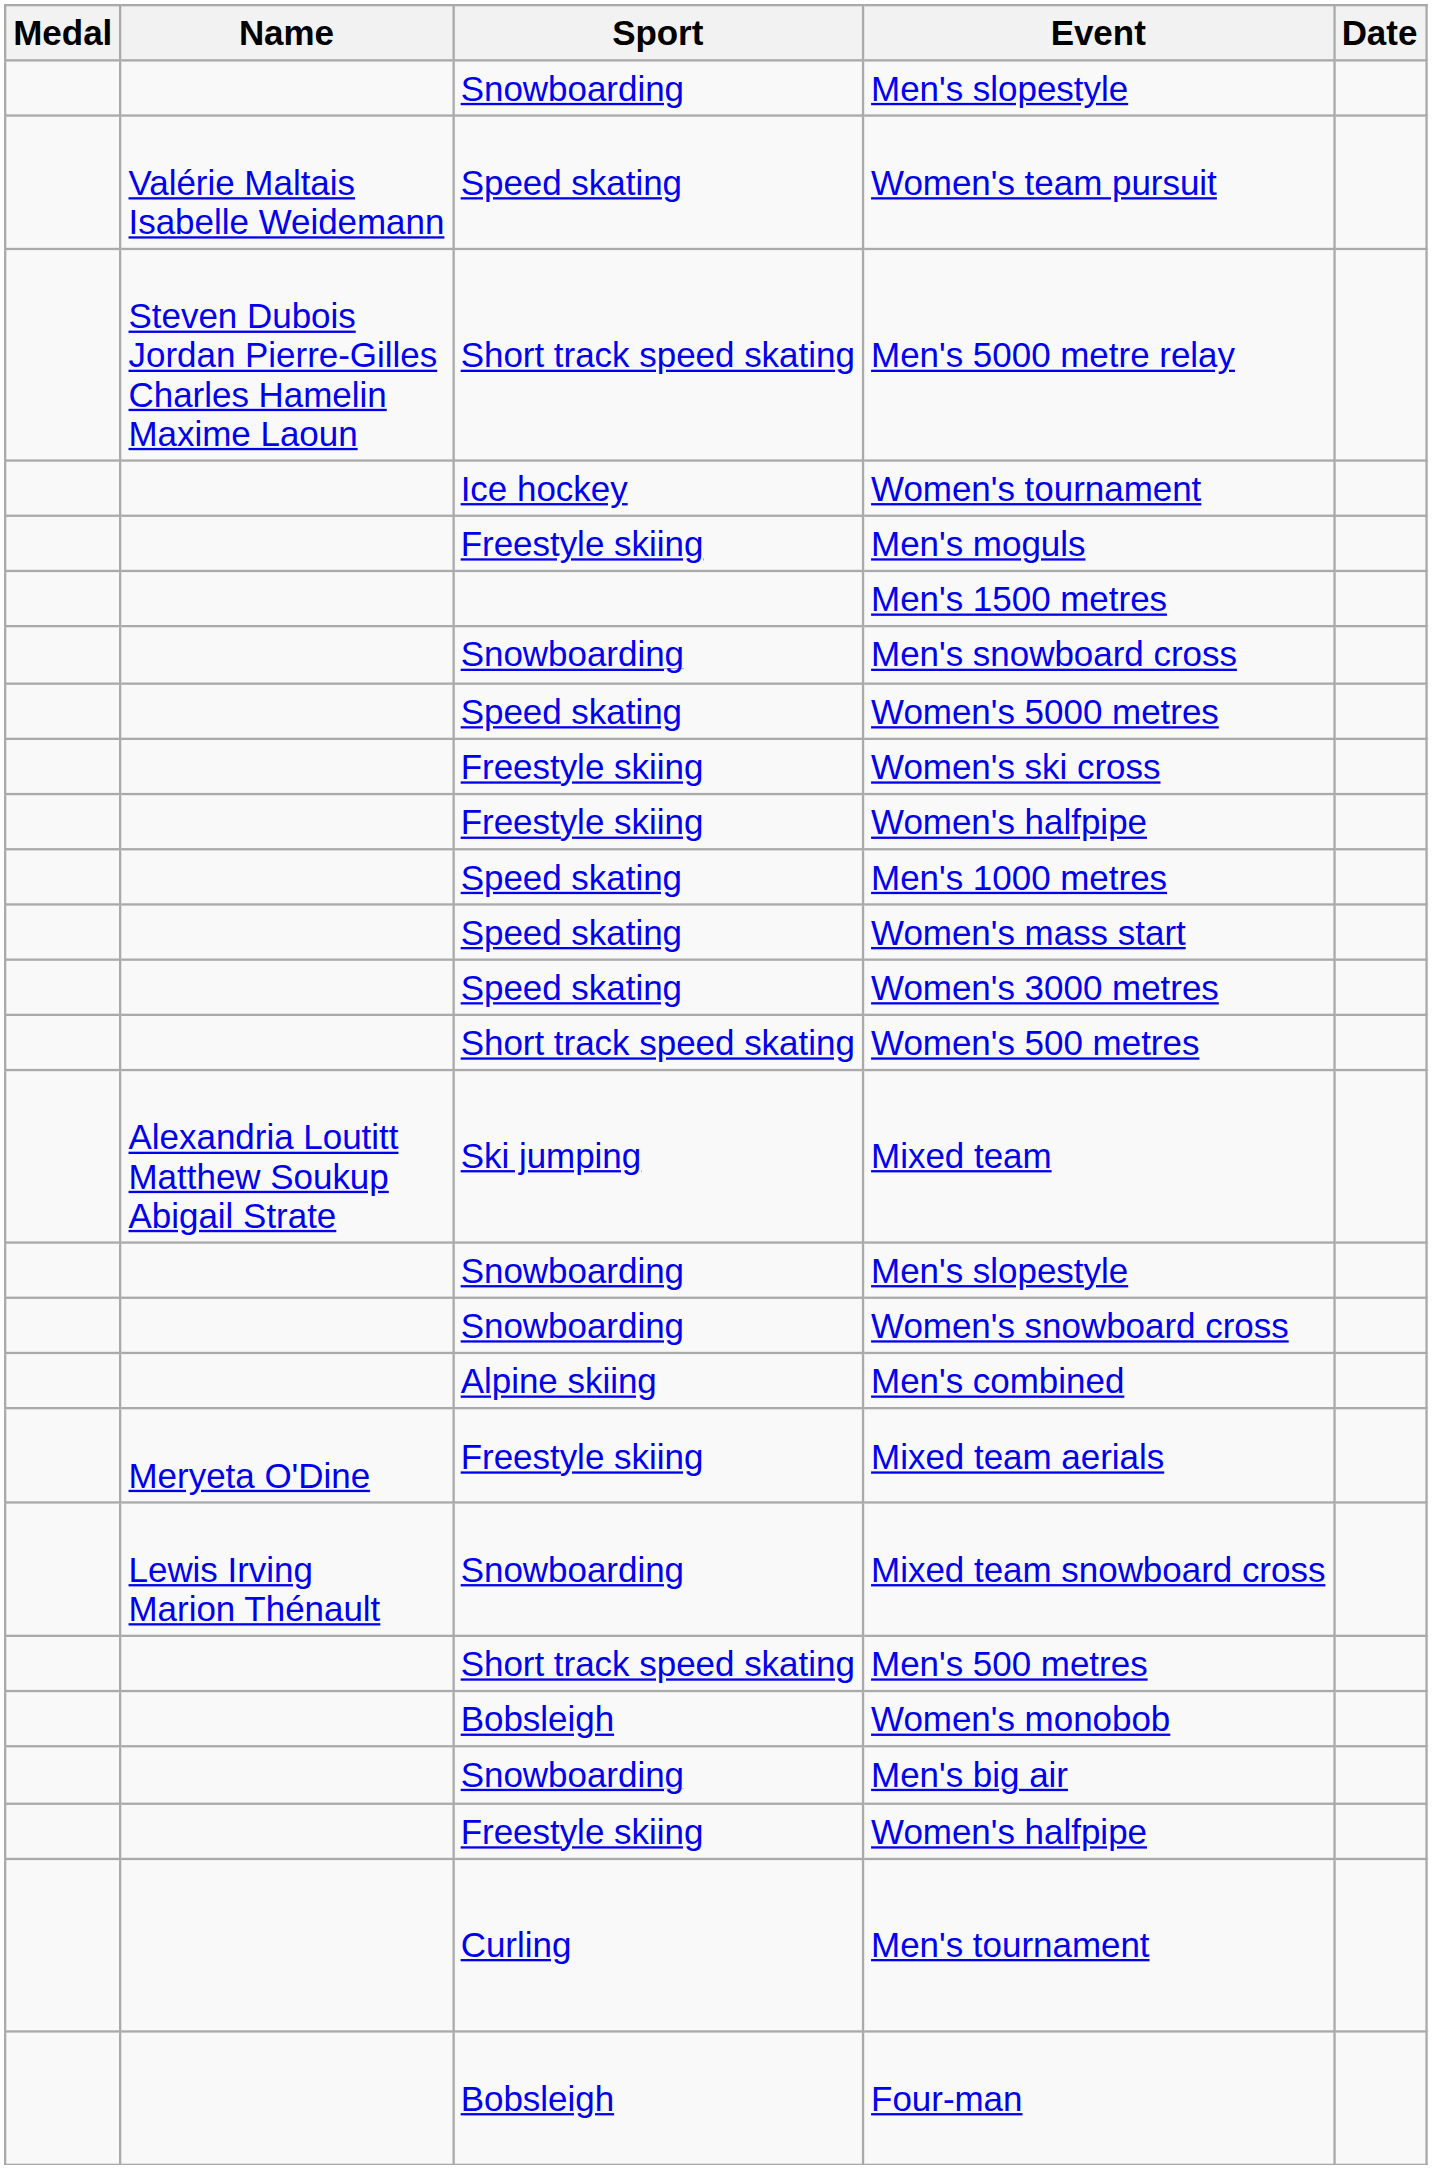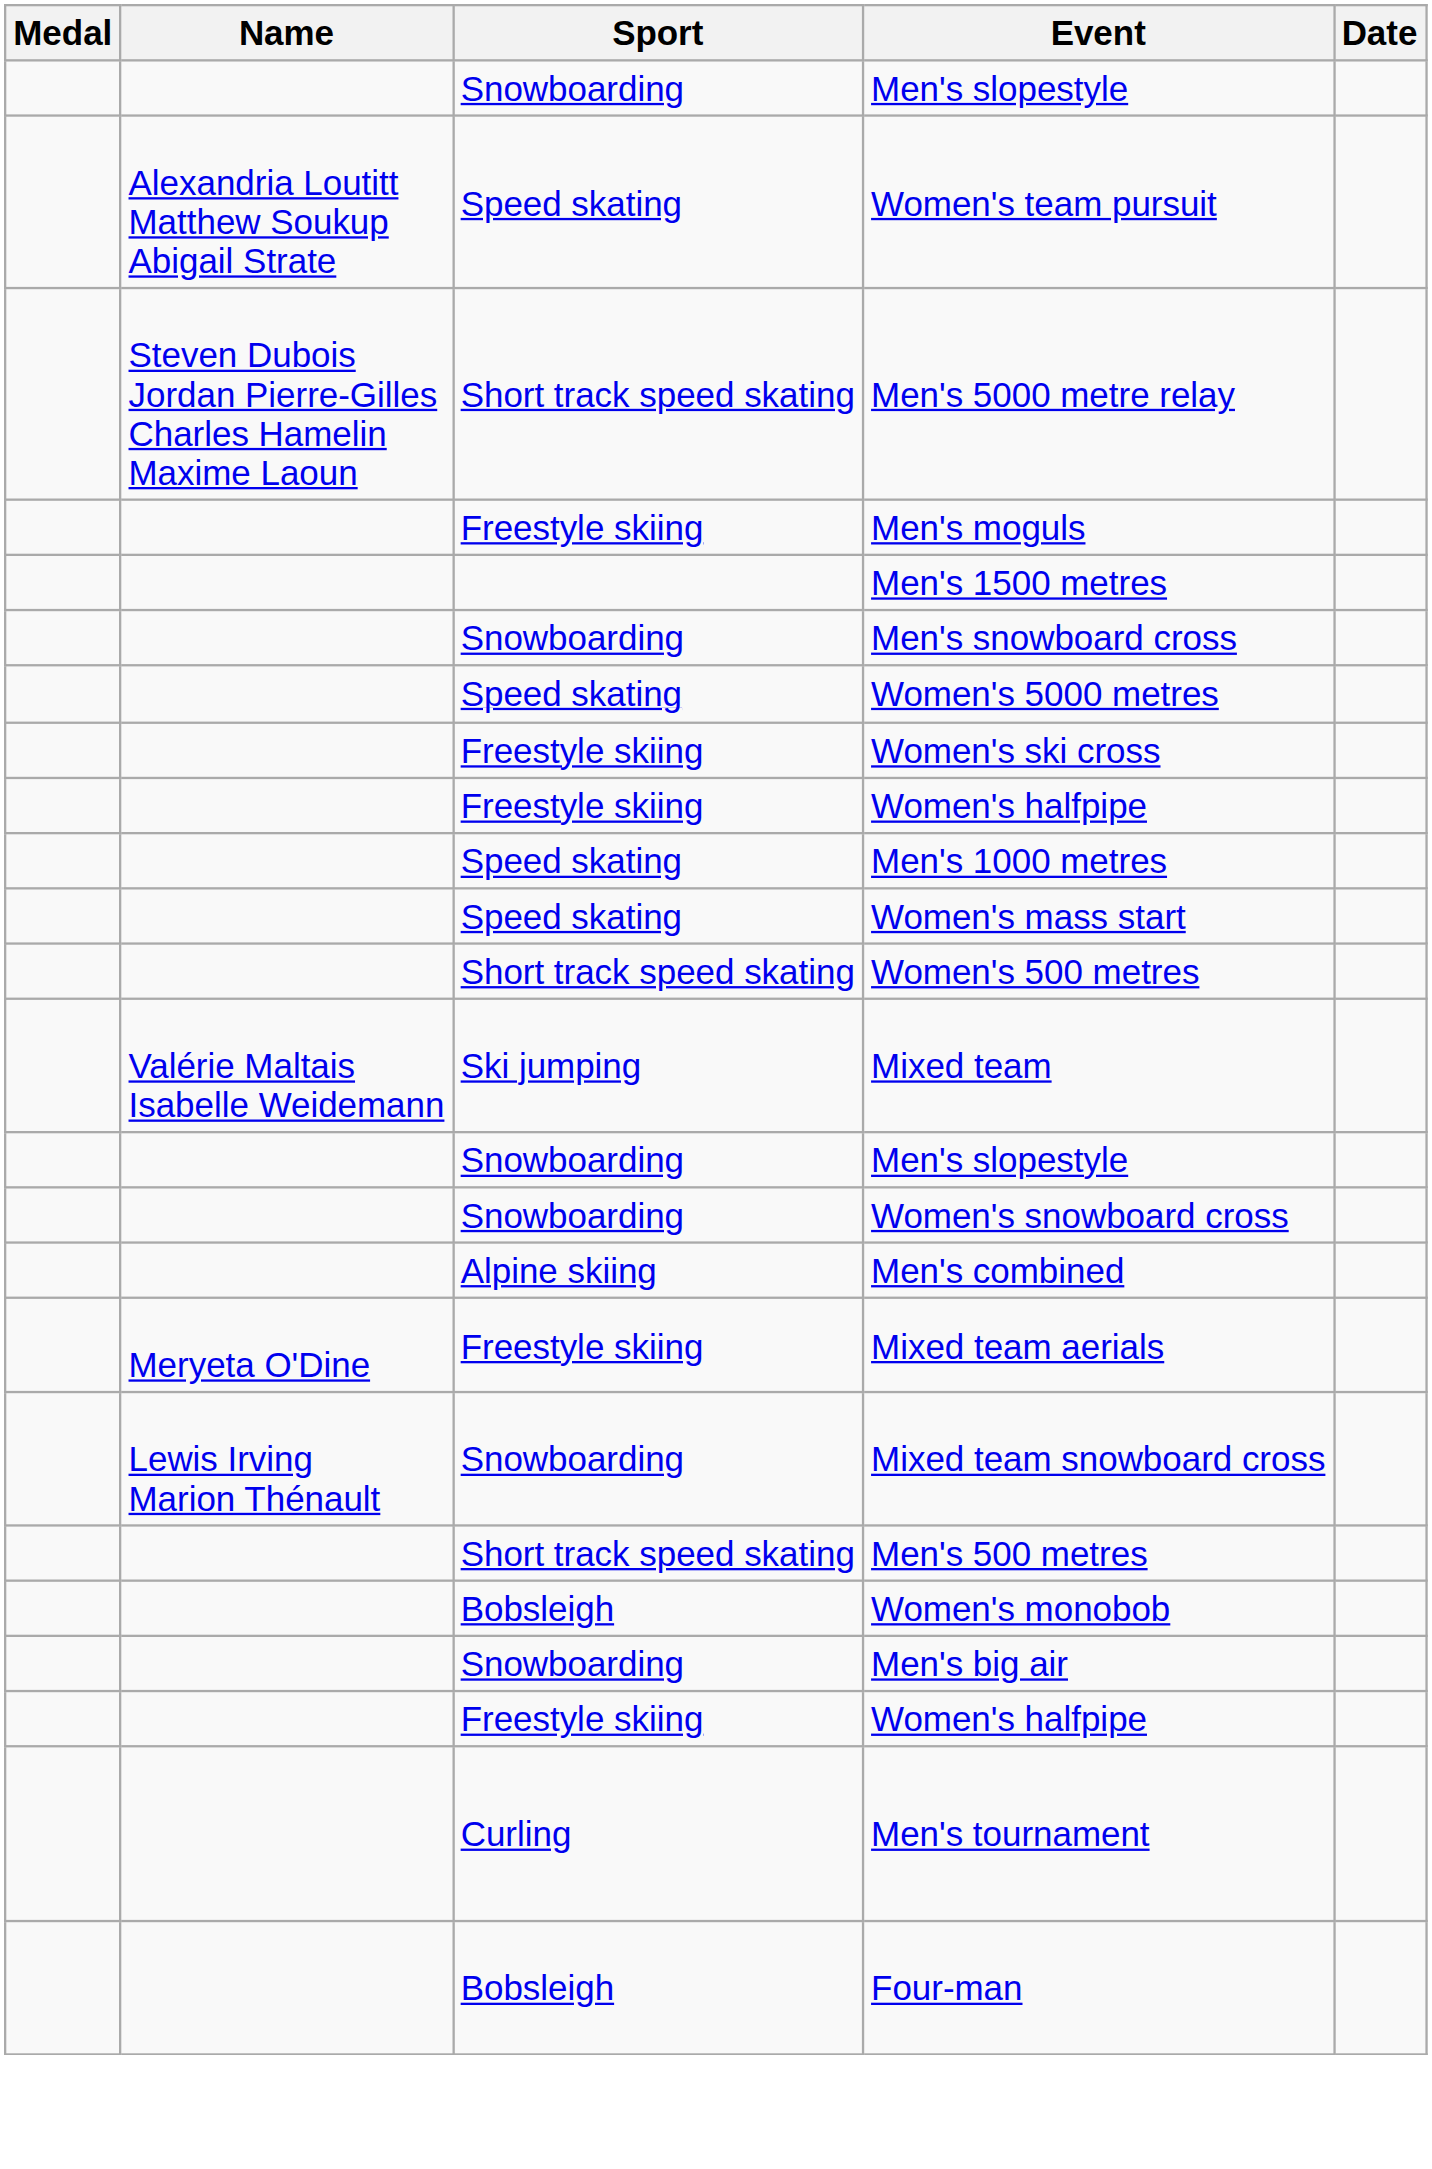(286, 202) Valérie Maltais Isabelle Weidemann -> (263, 222) Alexandria Loutitt Matthew Soukup Abigail Strate
- row: (544, 489)
- row: (571, 987)
(263, 1176) Alexandria Loutitt Matthew Soukup Abigail Strate -> (286, 1085) Valérie Maltais Isabelle Weidemann
